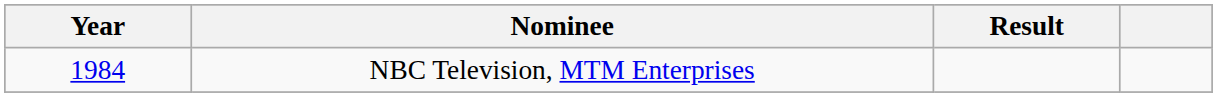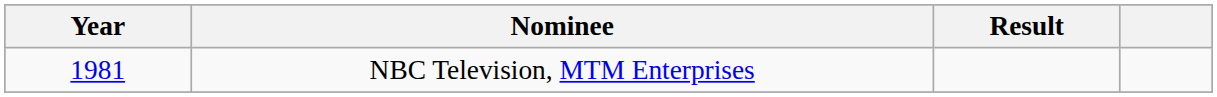(98, 69) 1984 -> (98, 69) 1981
